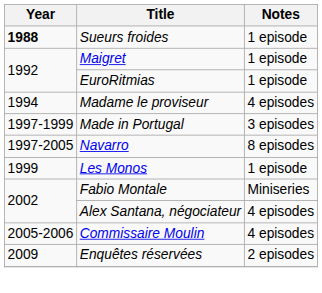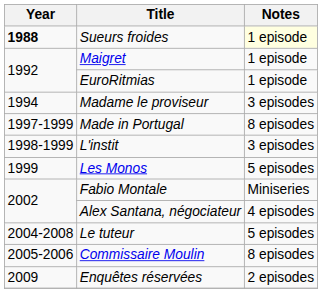(277, 37) no background -> (277, 37) lightyellow background
(281, 102) 4 episodes -> (281, 102) 3 episodes
(281, 124) 3 episodes -> (281, 124) 8 episodes
- row: (104, 146)
+ row: (99, 146)
(277, 168) 1 episode -> (281, 168) 5 episodes
+ row: (107, 233)
(281, 233) 4 episodes -> (281, 255) 8 episodes
